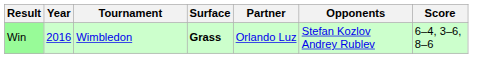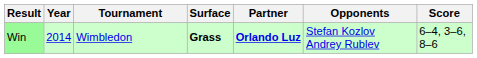(59, 37) 2016 -> (59, 37) 2014
(266, 37) normal -> (268, 37) bold
